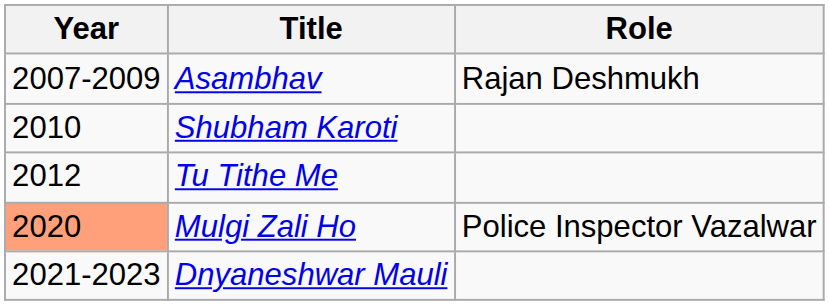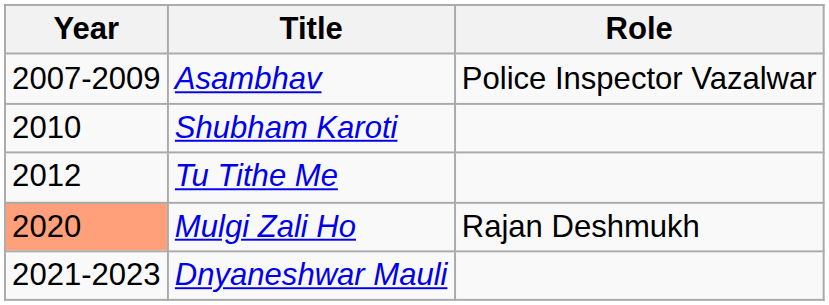(581, 78) Rajan Deshmukh -> (639, 78) Police Inspector Vazalwar
(639, 226) Police Inspector Vazalwar -> (581, 226) Rajan Deshmukh
